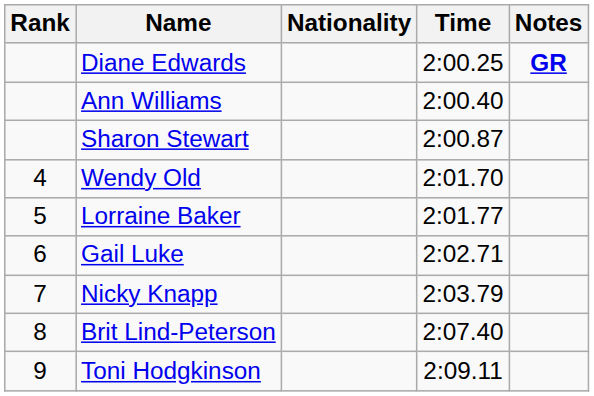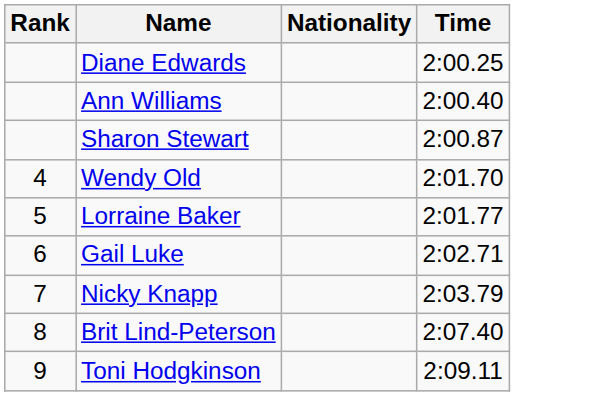- column: (549, 23)
